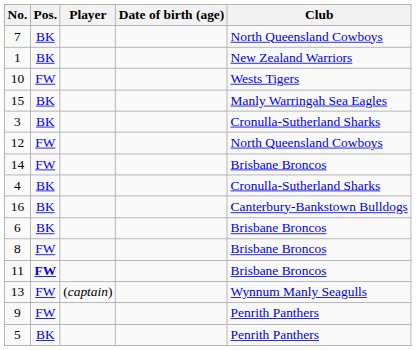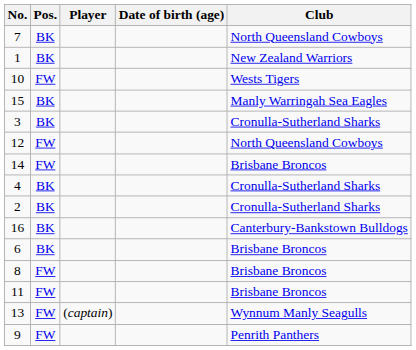+ row: (17, 206)
(45, 270) bold -> (45, 292) normal
- row: (17, 334)
